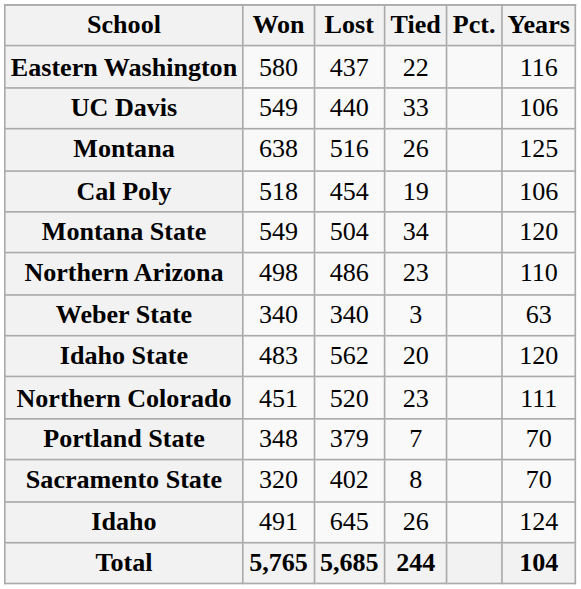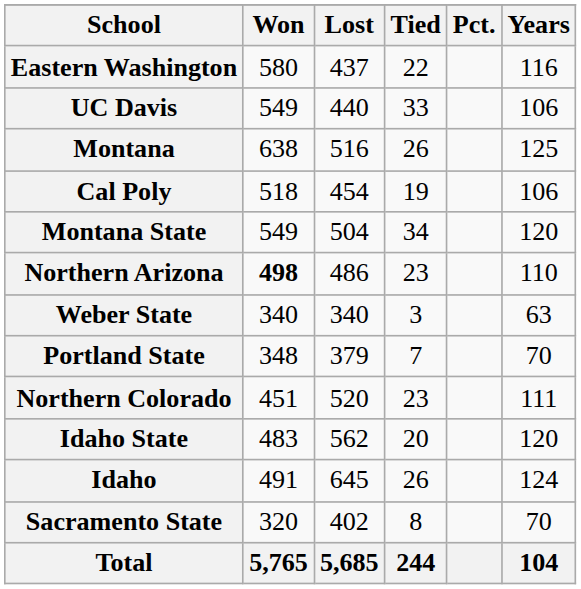(279, 273) normal -> (279, 273) bold
rows swapped: (124, 438) <-> (124, 356)
rows swapped: (124, 480) <-> (124, 521)
